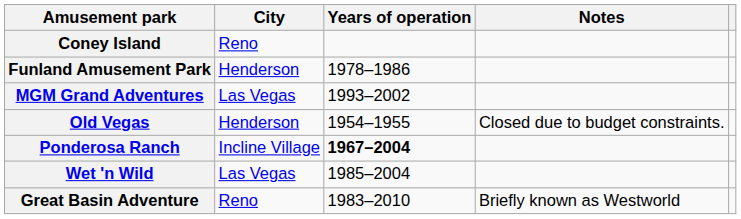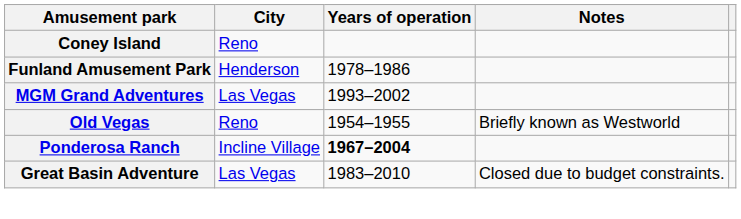(259, 122) Henderson -> (238, 122) Reno
(602, 122) Closed due to budget constraints. -> (580, 122) Briefly known as Westworld
- row: (110, 174)
(238, 200) Reno -> (257, 174) Las Vegas
(580, 200) Briefly known as Westworld -> (602, 174) Closed due to budget constraints.
